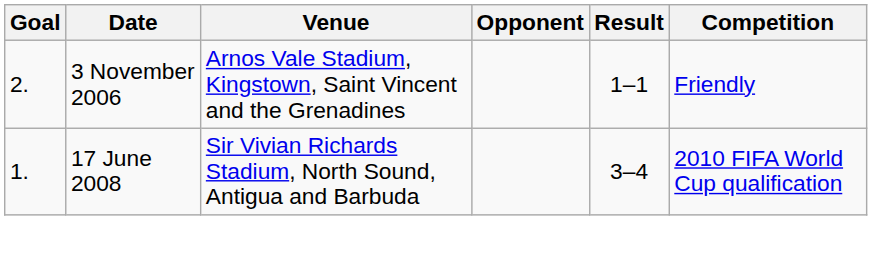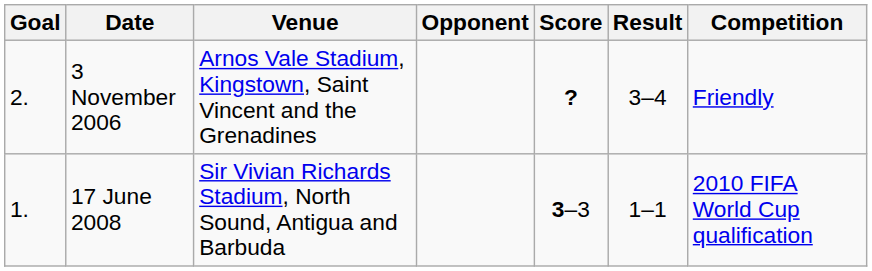+ column: (571, 22)
(629, 84) 1–1 -> (648, 96) 3–4
(629, 171) 3–4 -> (648, 209) 1–1
